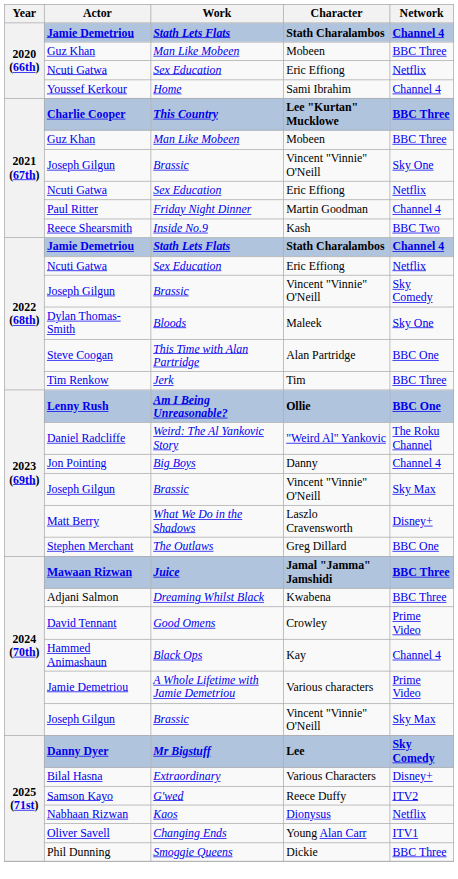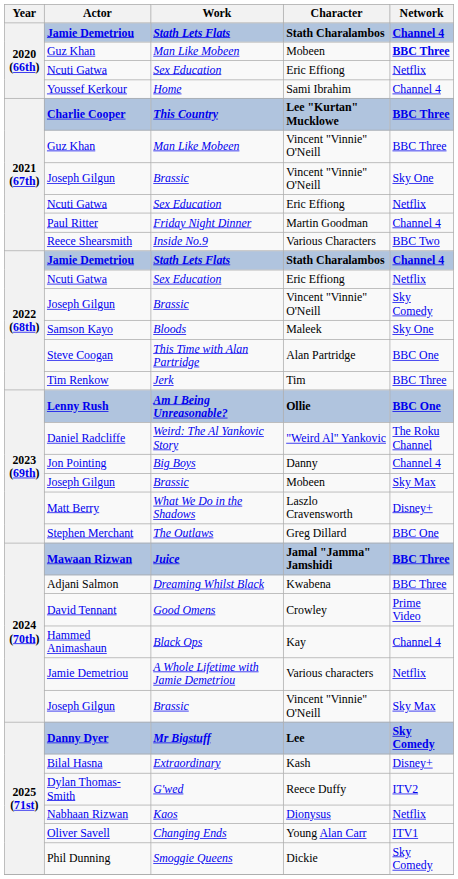(419, 51) normal -> (421, 51) bold
(306, 139) Mobeen -> (327, 146) Vincent "Vinnie" O'Neill
(298, 228) Kash -> (331, 241) Various Characters
(84, 323) Dylan Thomas-Smith -> (80, 330) Samson Kayo
(327, 489) Vincent "Vinnie" O'Neill -> (306, 482) Mobeen
(407, 687) Prime Video -> (409, 674) Netflix
(331, 777) Various Characters -> (298, 763) Kash
(80, 795) Samson Kayo -> (84, 789) Dylan Thomas-Smith
(419, 852) BBC Three -> (413, 858) Sky Comedy
